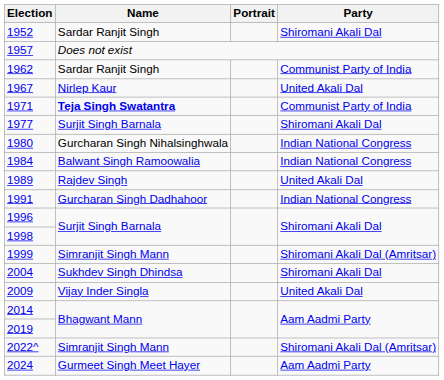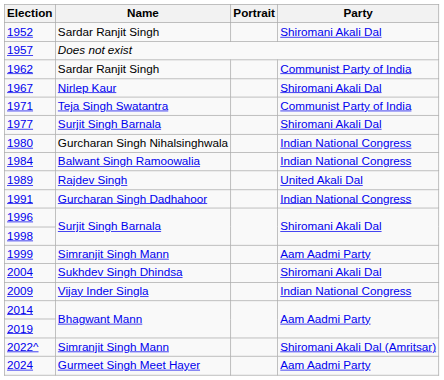(322, 87) United Akali Dal -> (331, 87) Shiromani Akali Dal
(116, 106) bold -> (113, 106) normal
(358, 254) Shiromani Akali Dal (Amritsar) -> (325, 254) Aam Aadmi Party
(322, 291) United Akali Dal -> (346, 291) Indian National Congress
